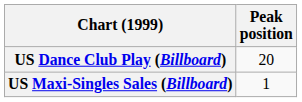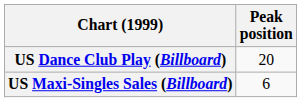(266, 84) 1 -> (266, 84) 6
